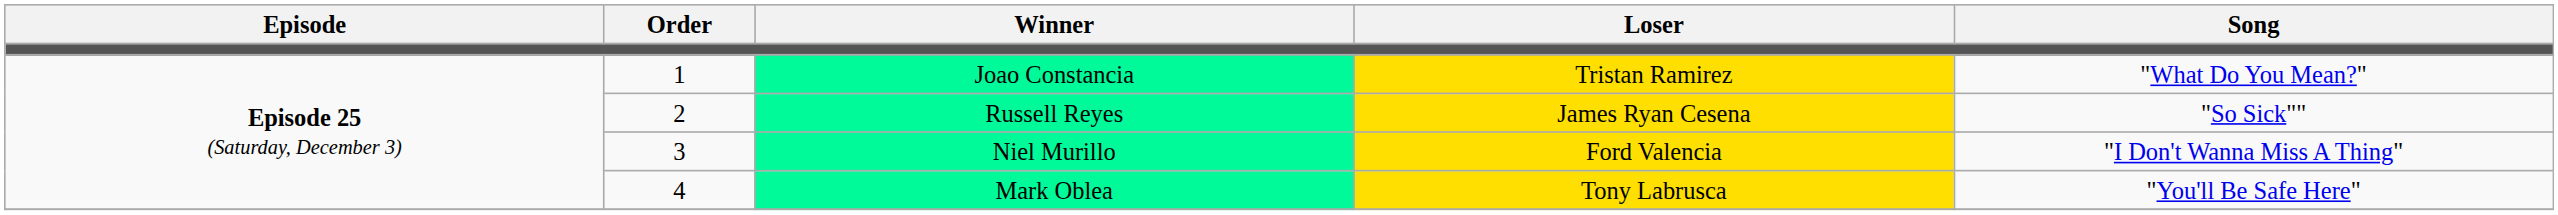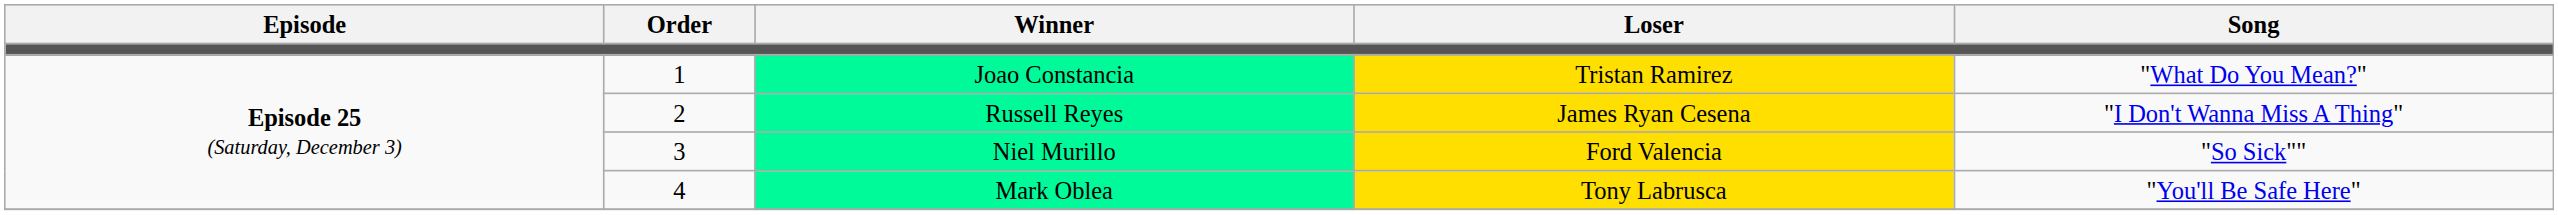(2254, 113) "So Sick"" -> (2254, 113) "I Don't Wanna Miss A Thing"
(2254, 152) "I Don't Wanna Miss A Thing" -> (2254, 152) "So Sick""
